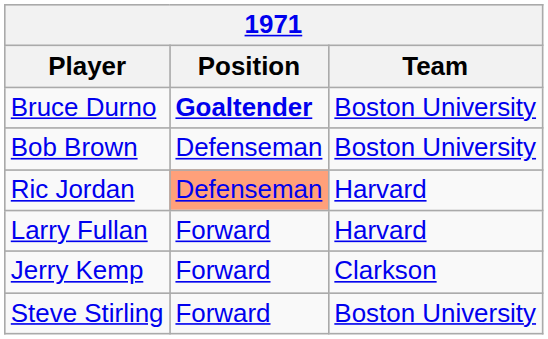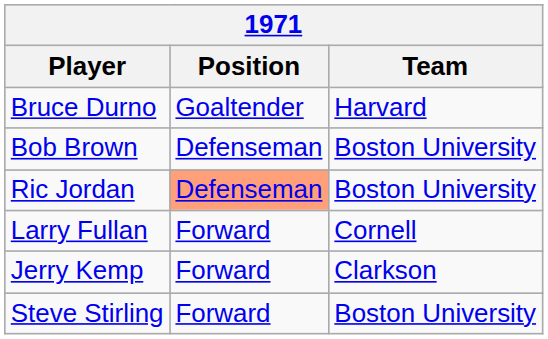(244, 107) bold -> (240, 107) normal
(435, 107) Boston University -> (380, 107) Harvard
(380, 189) Harvard -> (435, 189) Boston University
(380, 230) Harvard -> (375, 230) Cornell
